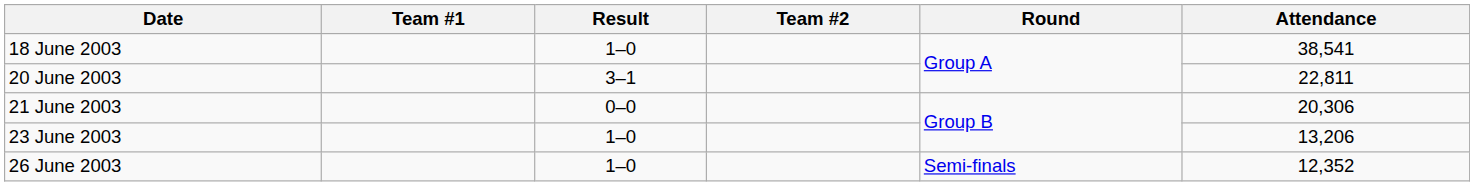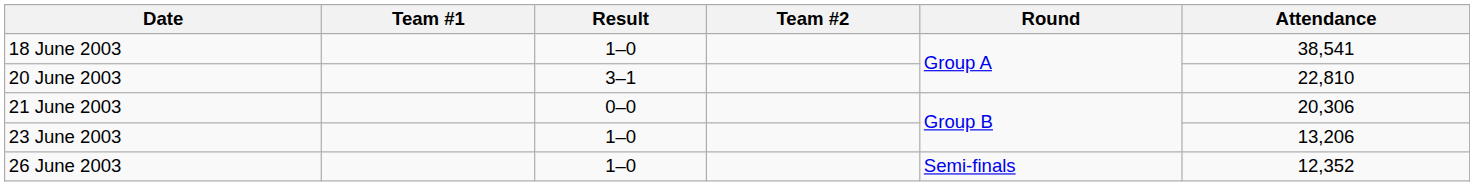(1326, 78) 22,811 -> (1326, 78) 22,810
